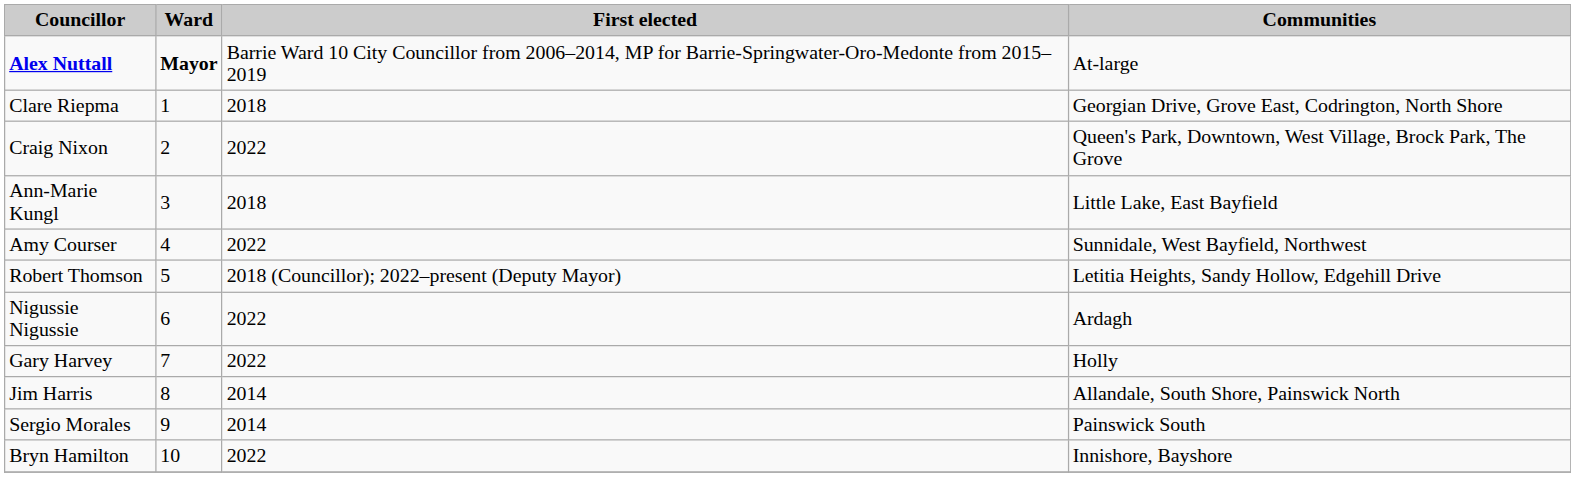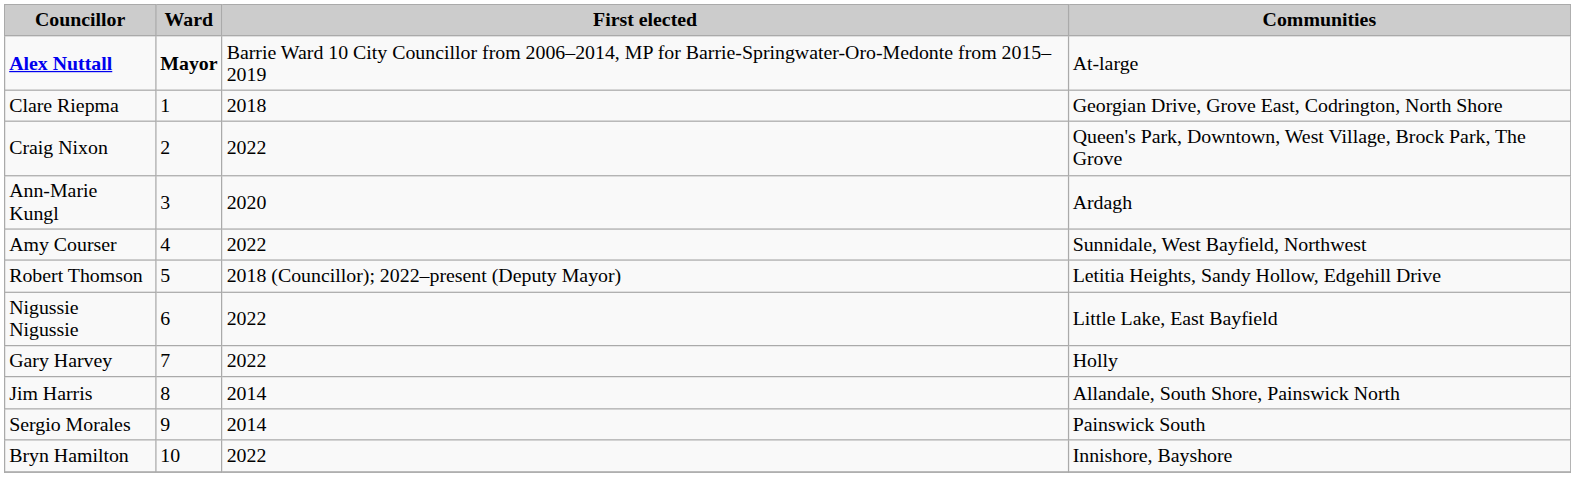(247, 201) 2018 -> (247, 201) 2020
(1175, 201) Little Lake, East Bayfield -> (1102, 201) Ardagh
(1102, 318) Ardagh -> (1175, 318) Little Lake, East Bayfield
